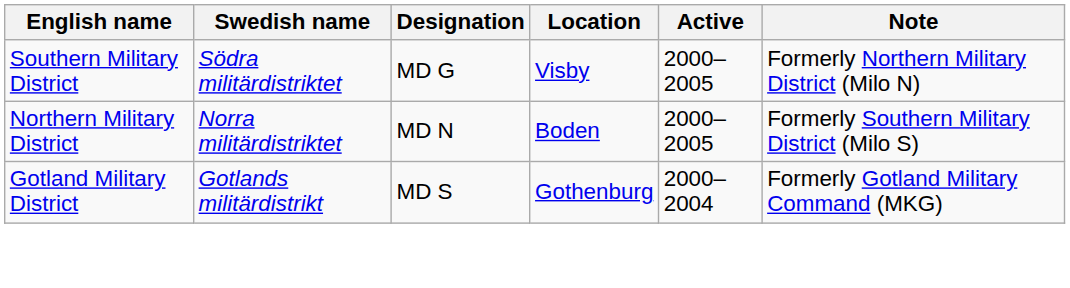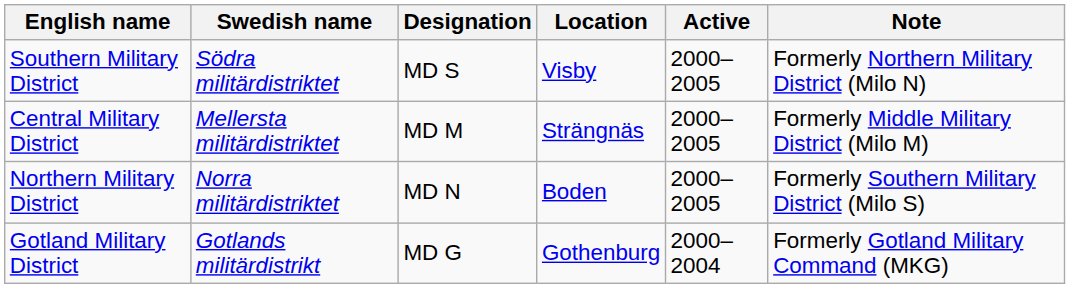(426, 70) MD G -> (431, 70) MD S
+ row: (85, 131)
(425, 191) MD S -> (433, 252) MD G
